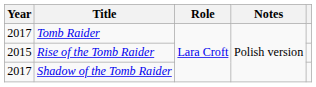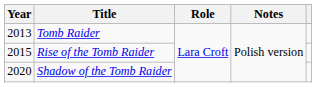(19, 33) 2017 -> (19, 33) 2013
(19, 71) 2017 -> (19, 71) 2020
